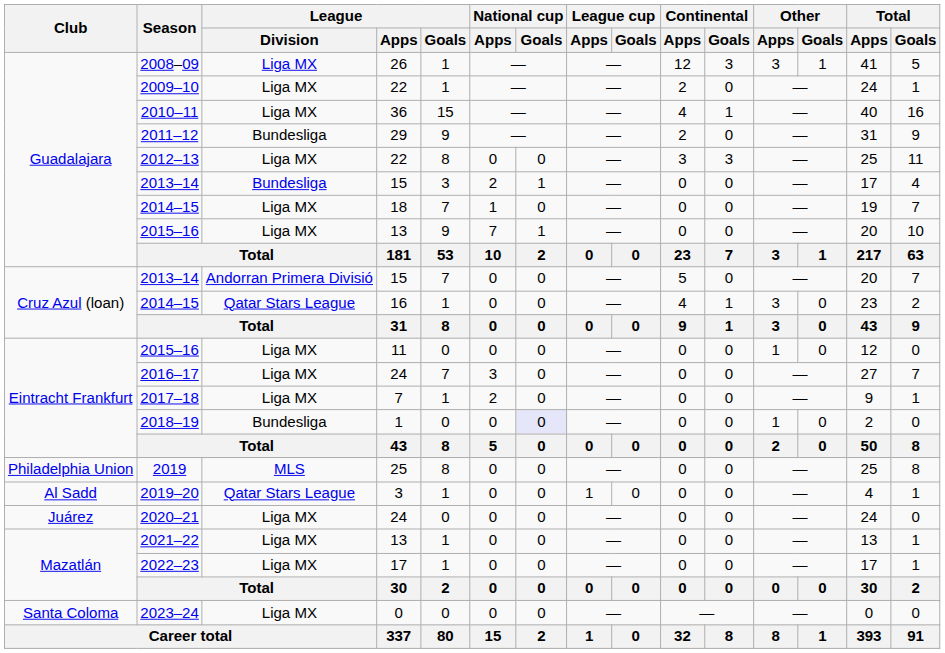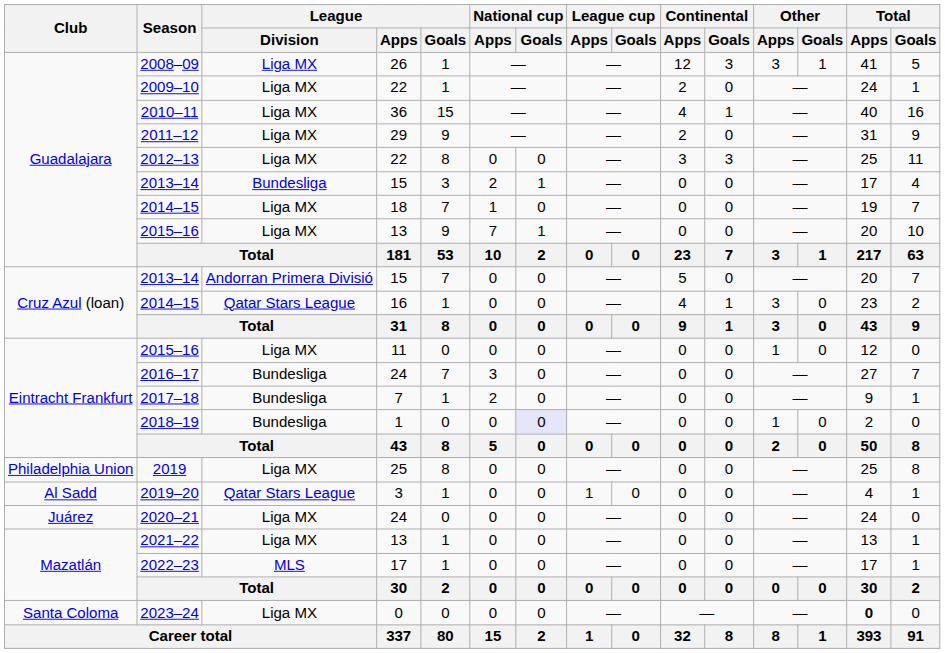(289, 135) Bundesliga -> (289, 135) Liga MX
(289, 374) Liga MX -> (289, 374) Bundesliga
(289, 398) Liga MX -> (289, 398) Bundesliga
(289, 469) MLS -> (289, 469) Liga MX
(289, 565) Liga MX -> (289, 565) MLS
(869, 612) normal -> (869, 612) bold
